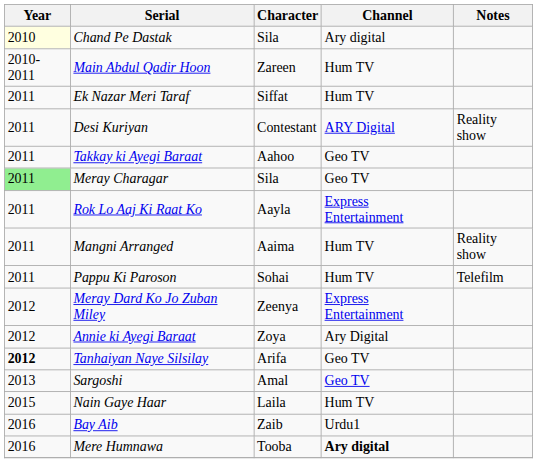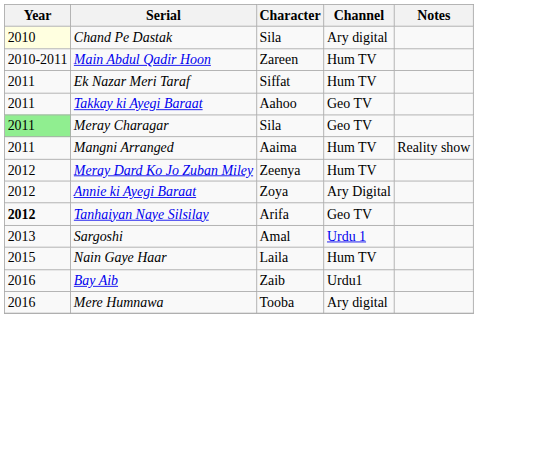- row: (111, 127)
- row: (138, 209)
- row: (125, 276)
(364, 306) Express Entertainment -> (352, 170) Hum TV
(347, 380) Geo TV -> (347, 236) Urdu 1
(357, 447) bold -> (357, 302) normal
